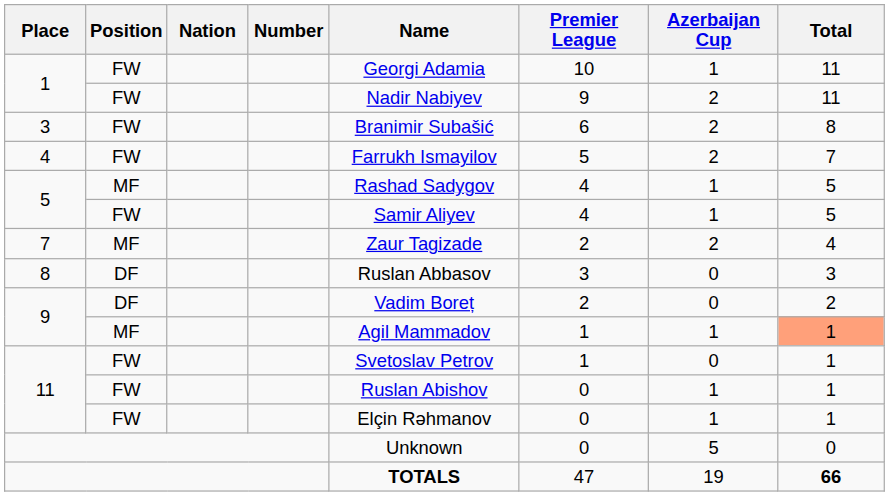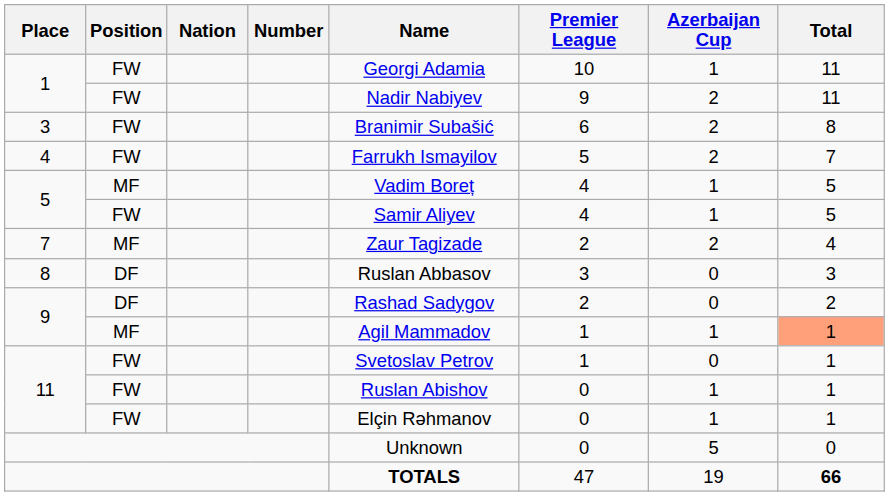(424, 185) Rashad Sadygov -> (424, 185) Vadim Boreț
(424, 302) Vadim Boreț -> (424, 302) Rashad Sadygov
